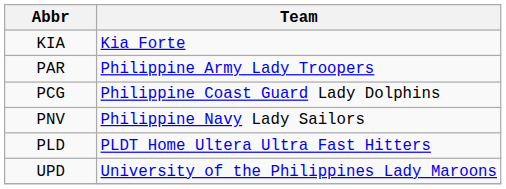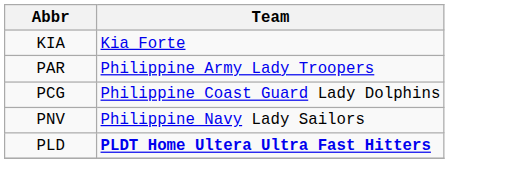(266, 146) normal -> (266, 146) bold
- row: (51, 171)
